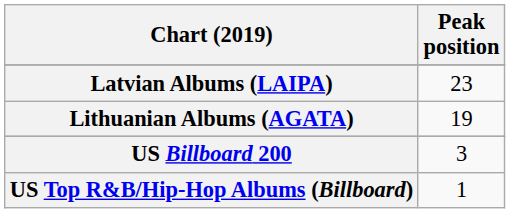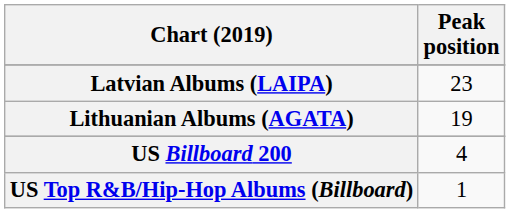(461, 154) 3 -> (461, 154) 4
